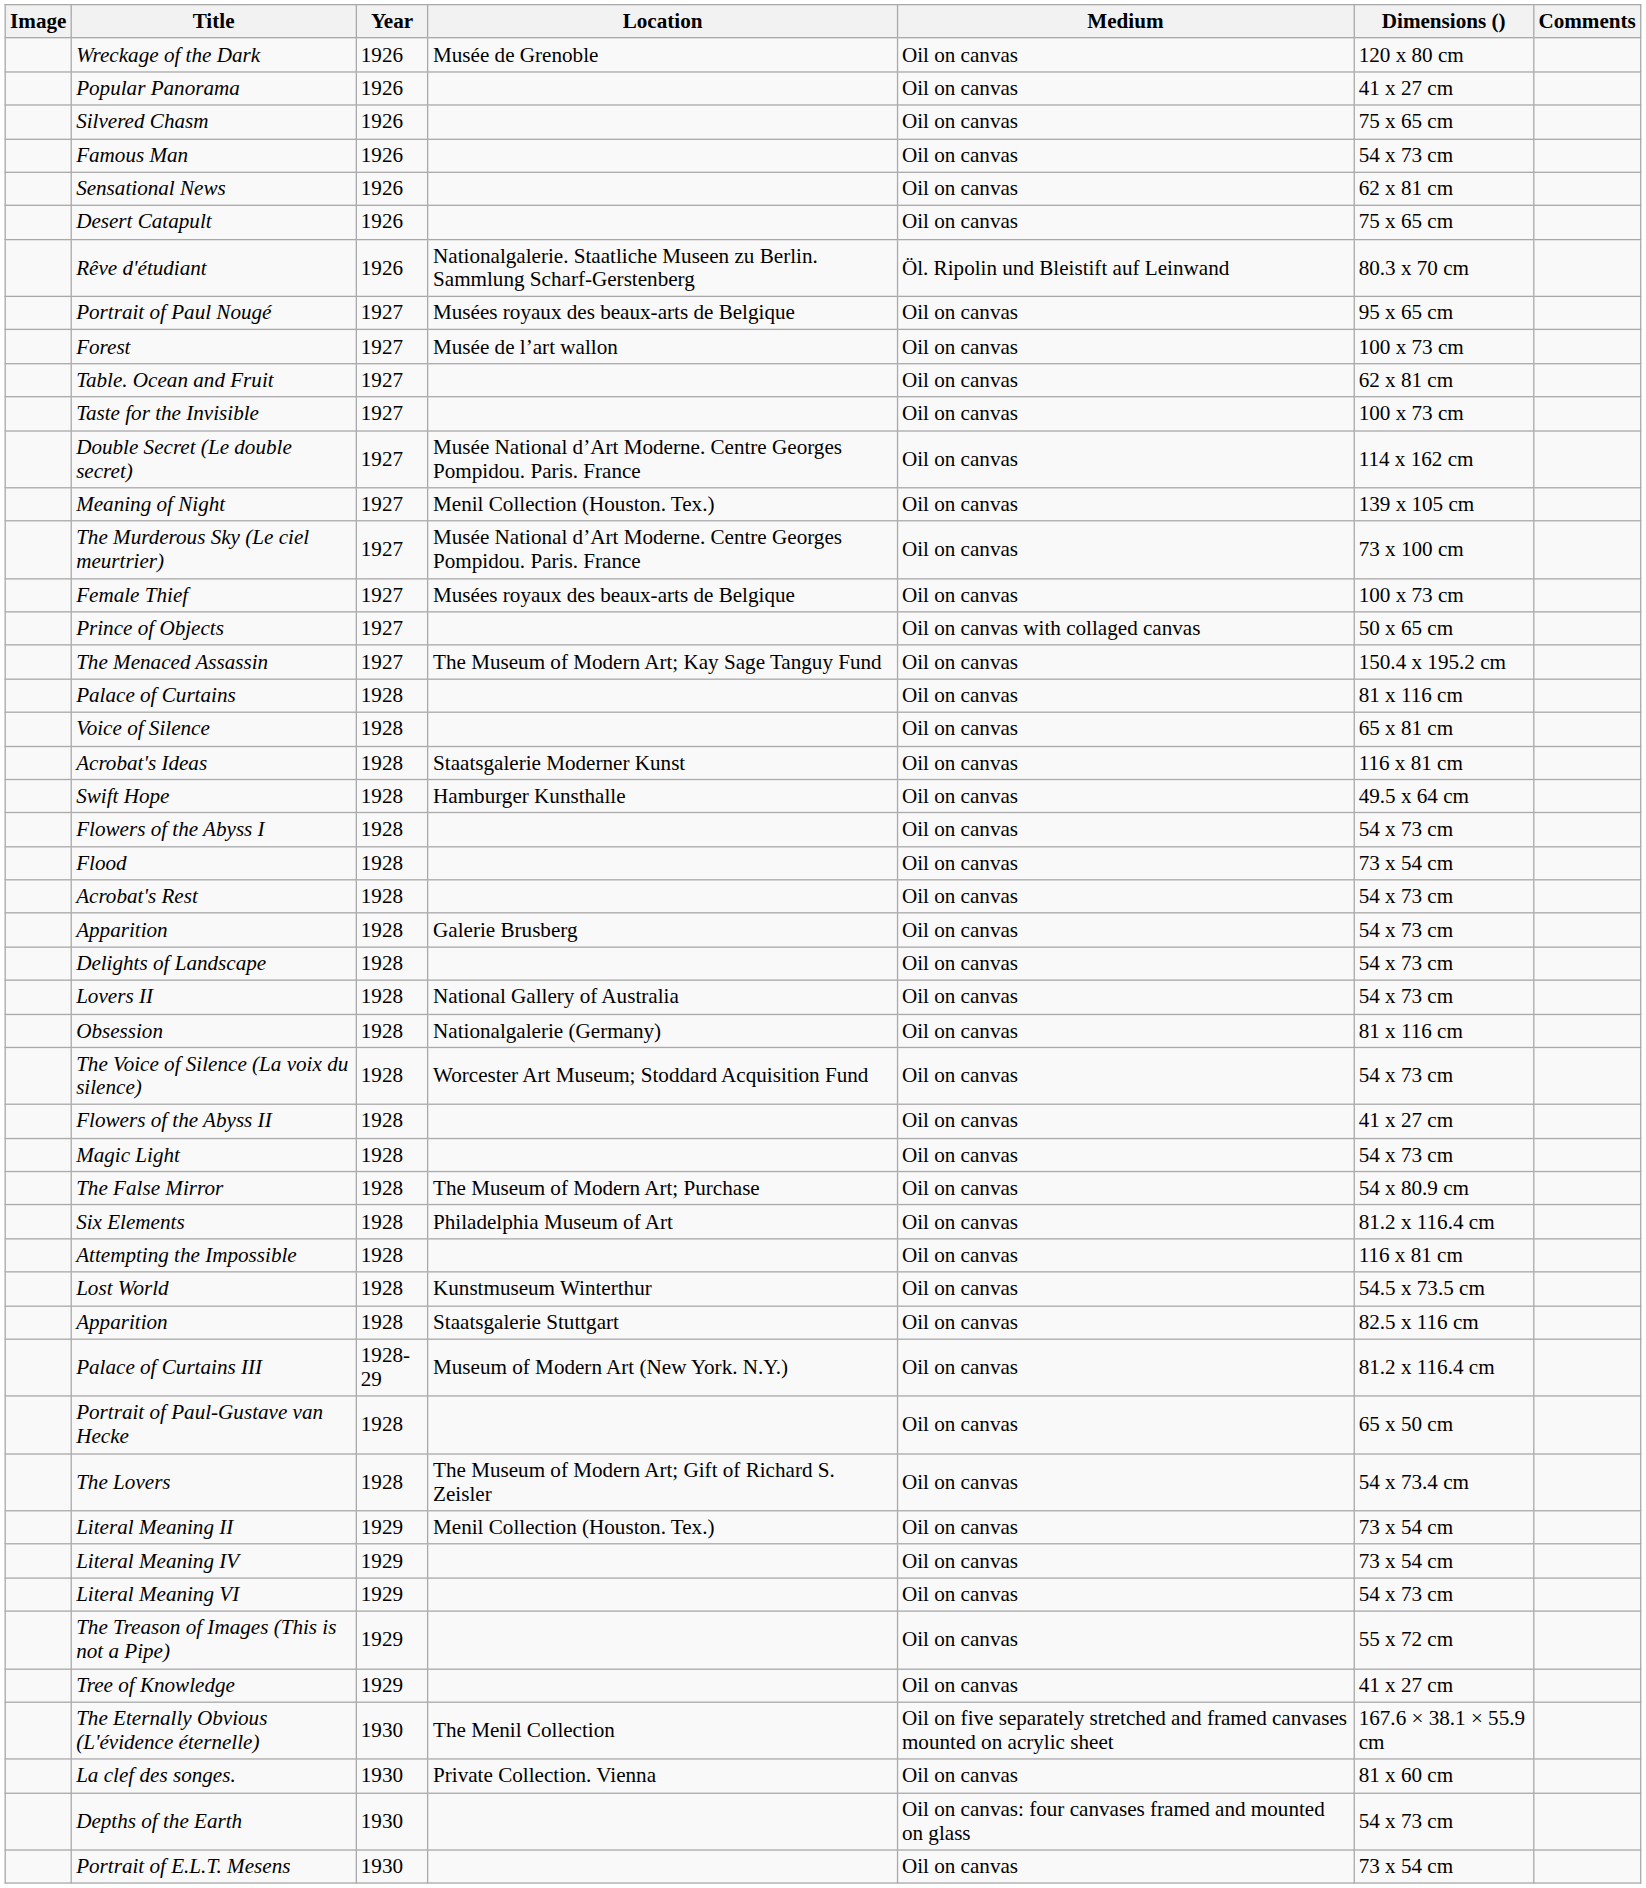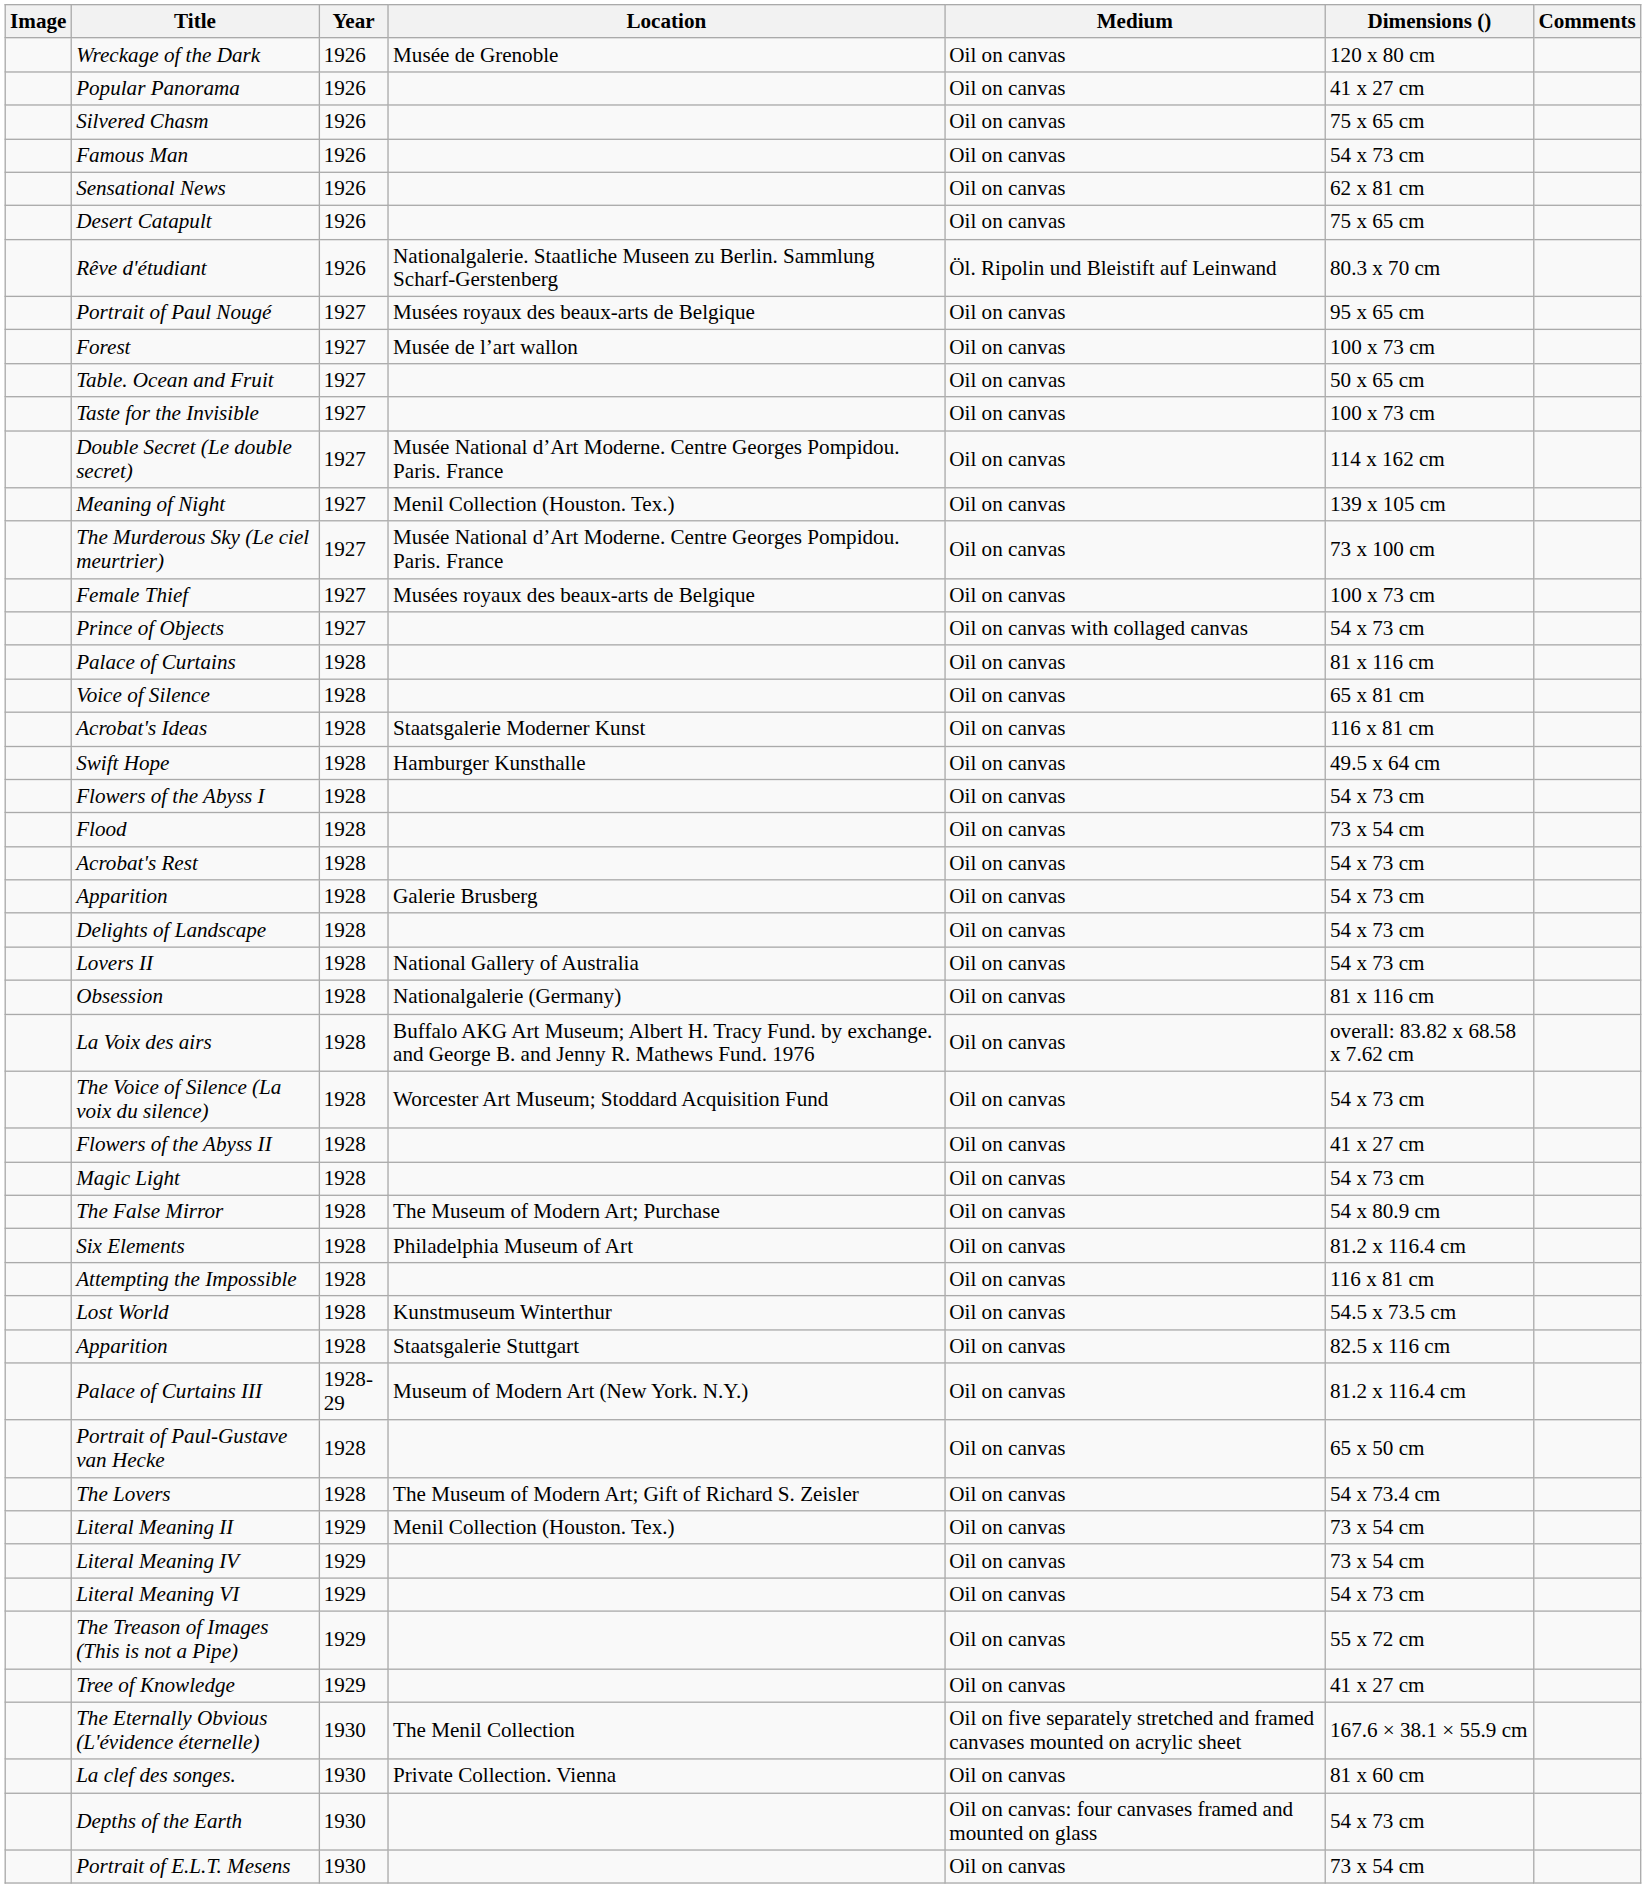(1406, 379) 62 x 81 cm -> (1377, 379) 50 x 65 cm
(1406, 628) 50 x 65 cm -> (1377, 628) 54 x 73 cm
- row: (172, 661)
+ row: (144, 1042)
